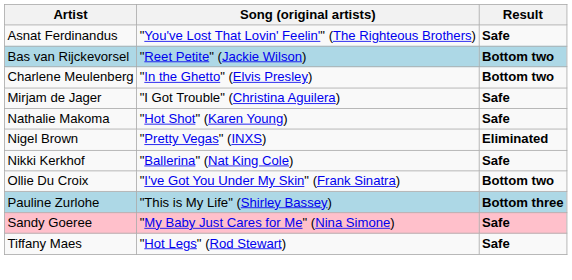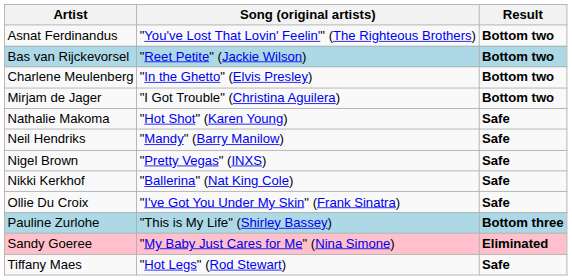(496, 35) Safe -> (518, 35) Bottom two
(496, 98) Safe -> (518, 98) Bottom two
+ row: (46, 139)
(515, 139) Eliminated -> (496, 160) Safe
(518, 181) Bottom two -> (496, 202) Safe
(496, 222) Safe -> (515, 243) Eliminated
